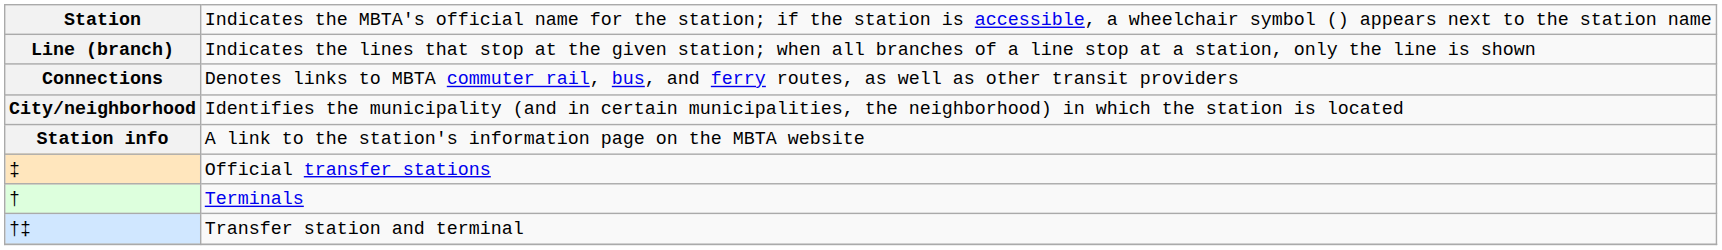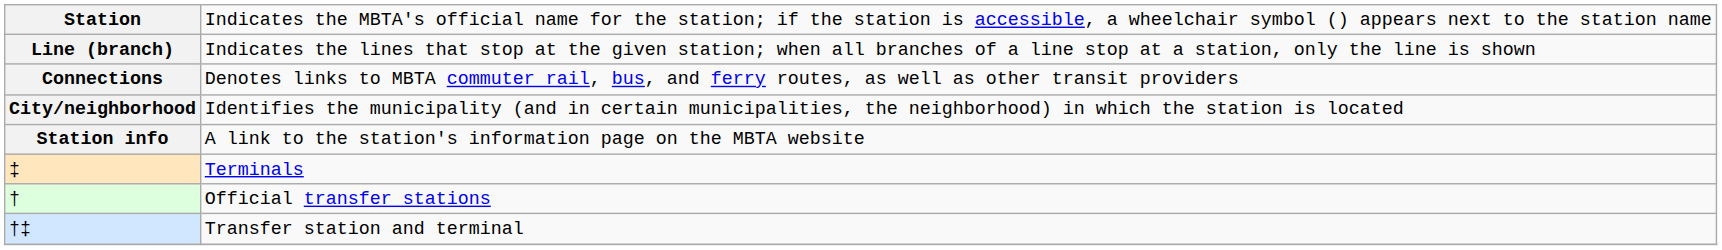(348, 169) Official transfer stations -> (254, 169) Terminals
(254, 199) Terminals -> (348, 199) Official transfer stations
